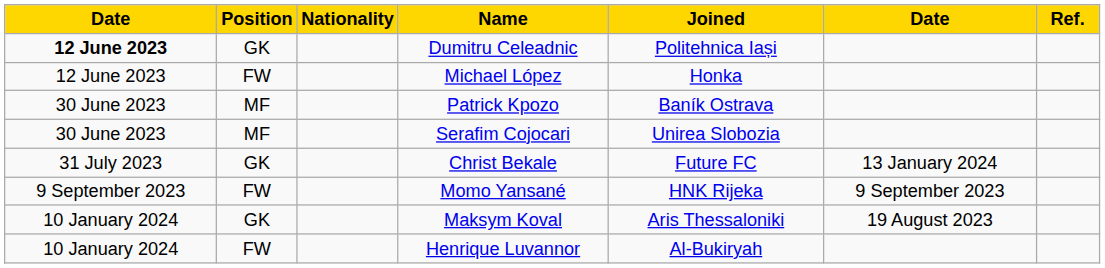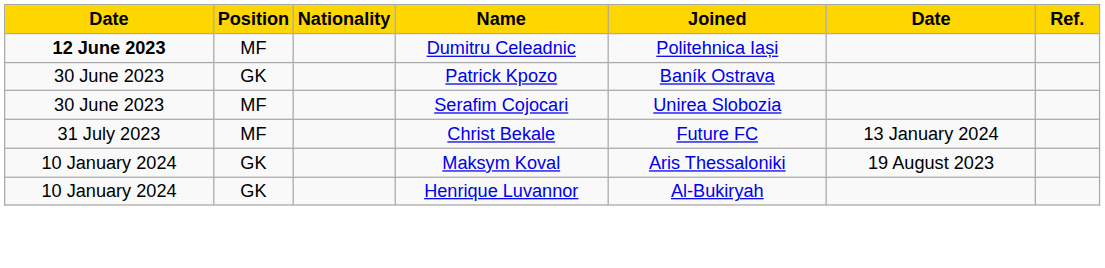(257, 48) GK -> (253, 48) MF
- row: (503, 77)
(257, 105) MF -> (253, 77) GK
(257, 163) GK -> (253, 134) MF
- row: (503, 191)
(257, 249) FW -> (253, 191) GK
